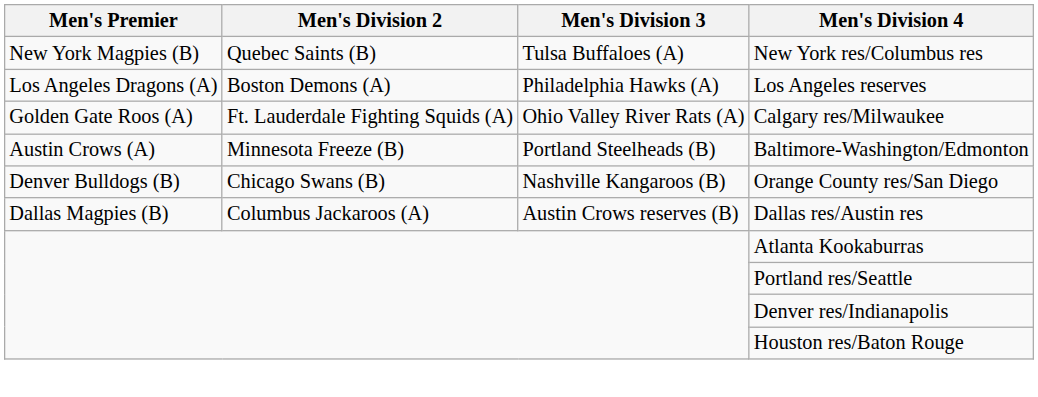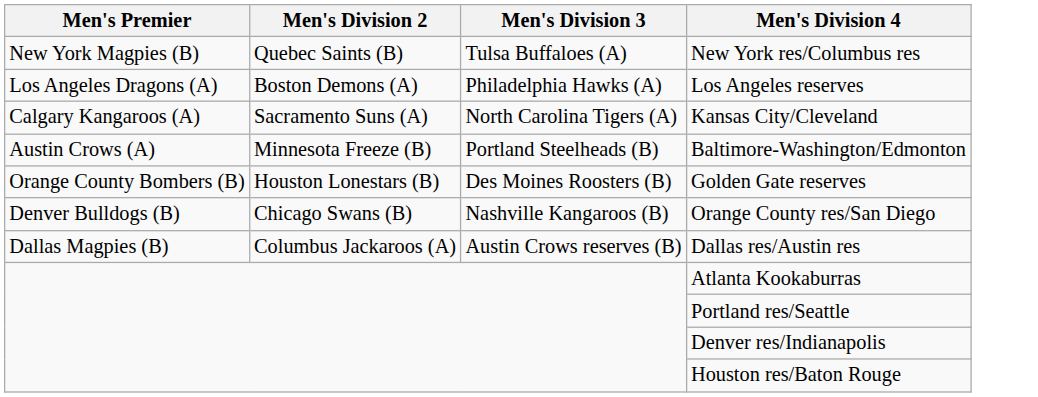+ row: (784, 117)
- row: (849, 117)
+ row: (778, 181)
